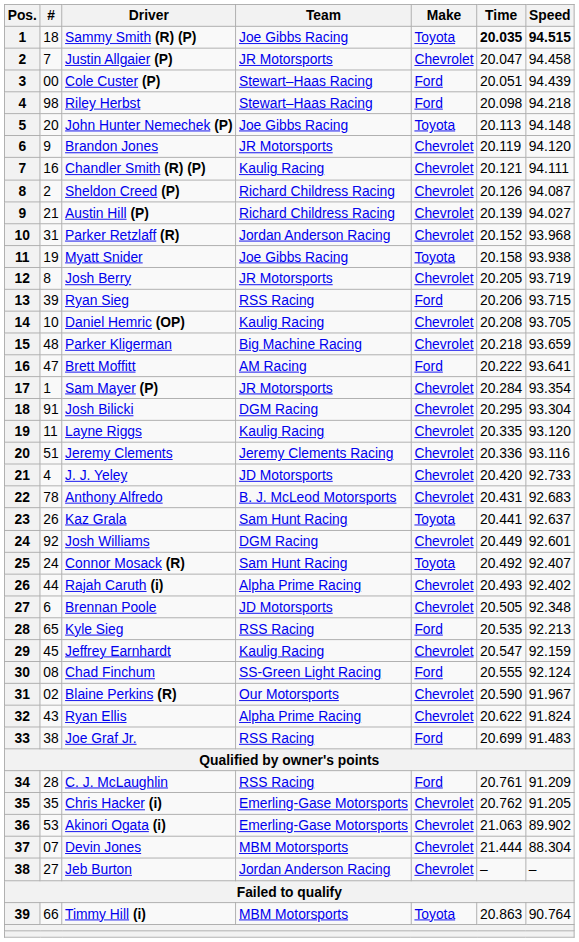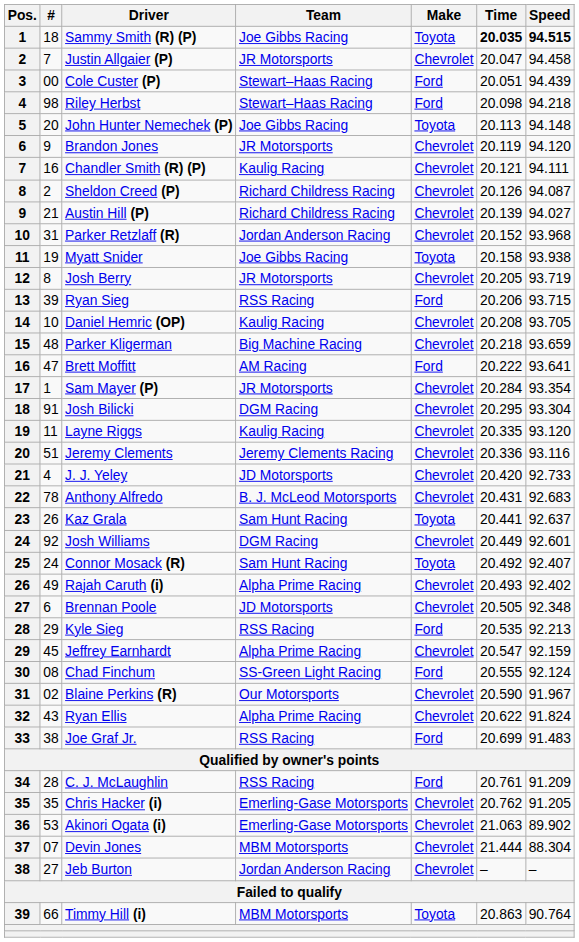(51, 585) 44 -> (51, 585) 49
(51, 629) 65 -> (51, 629) 29
(282, 651) Kaulig Racing -> (300, 651) Alpha Prime Racing
